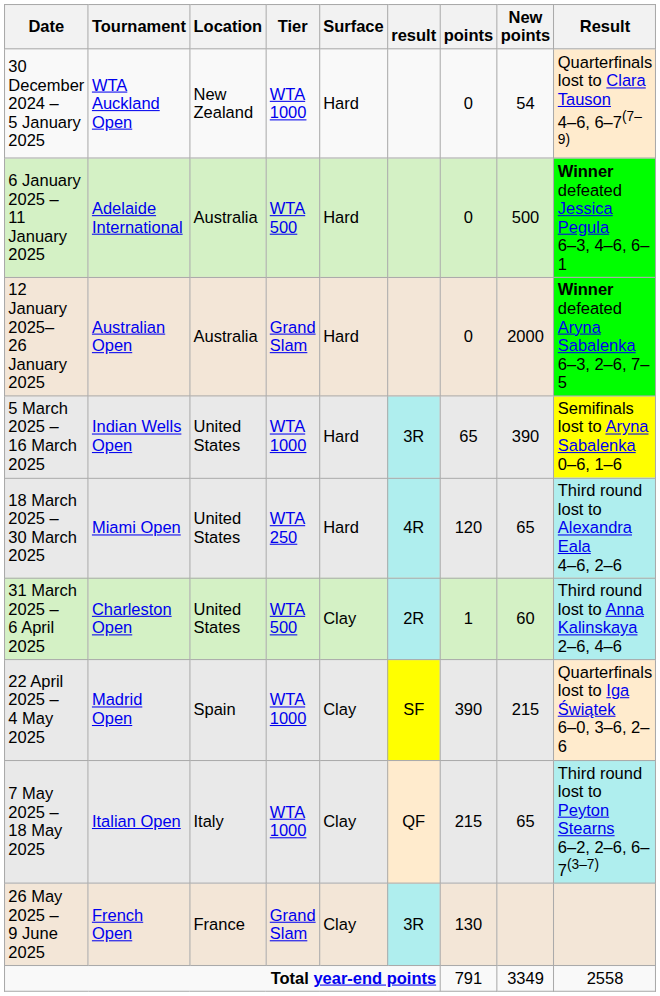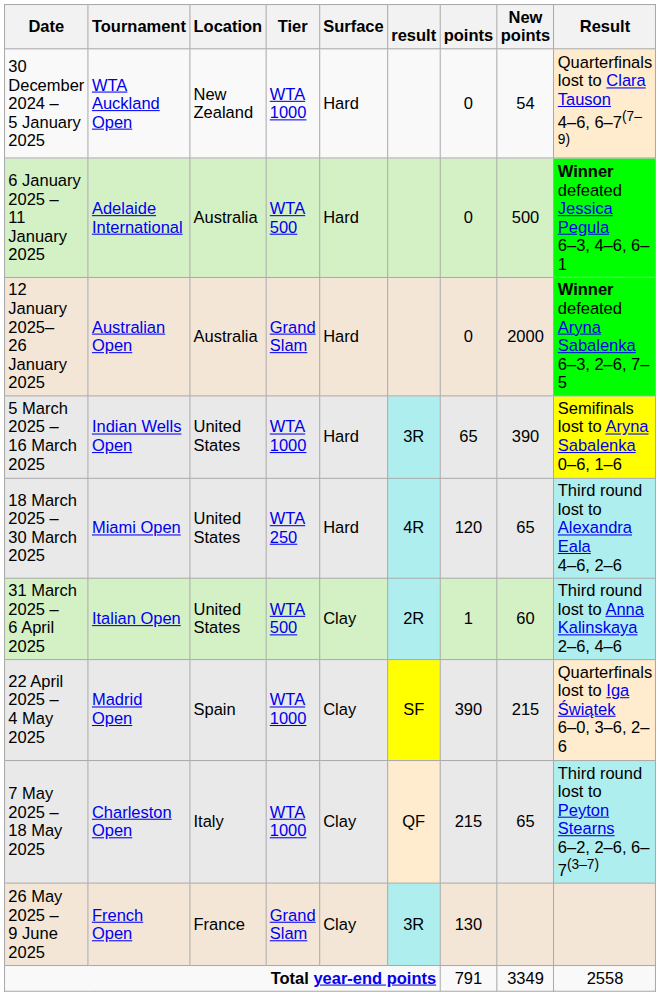(132, 618) Charleston Open -> (136, 618) Italian Open
(136, 821) Italian Open -> (132, 821) Charleston Open
